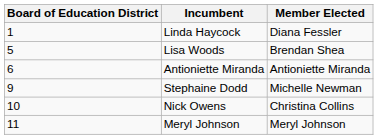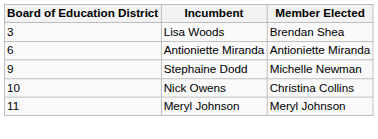- row: (202, 32)
(10, 50) 5 -> (10, 32) 3
